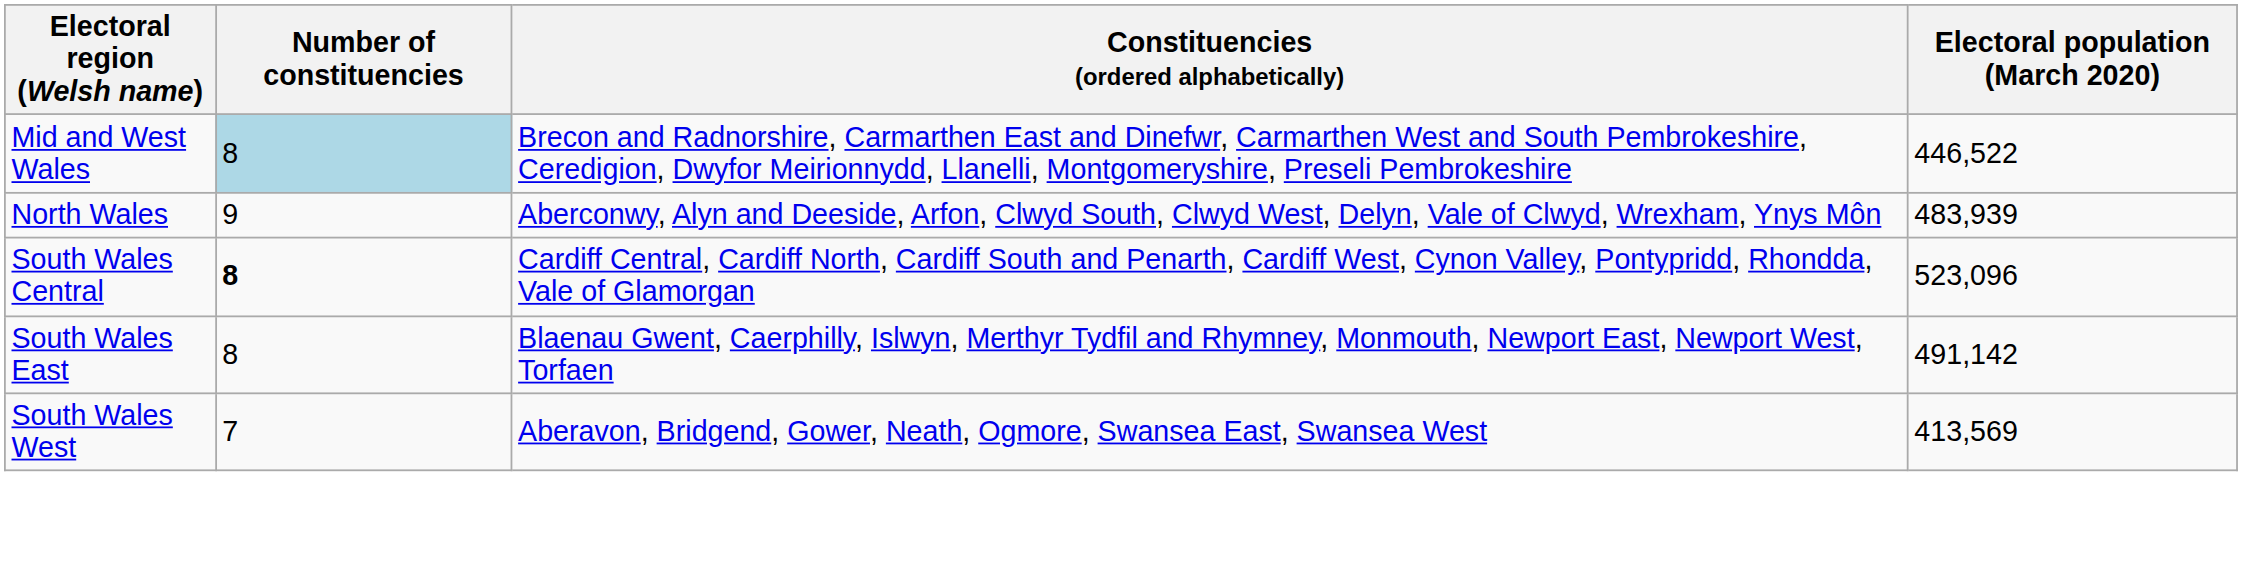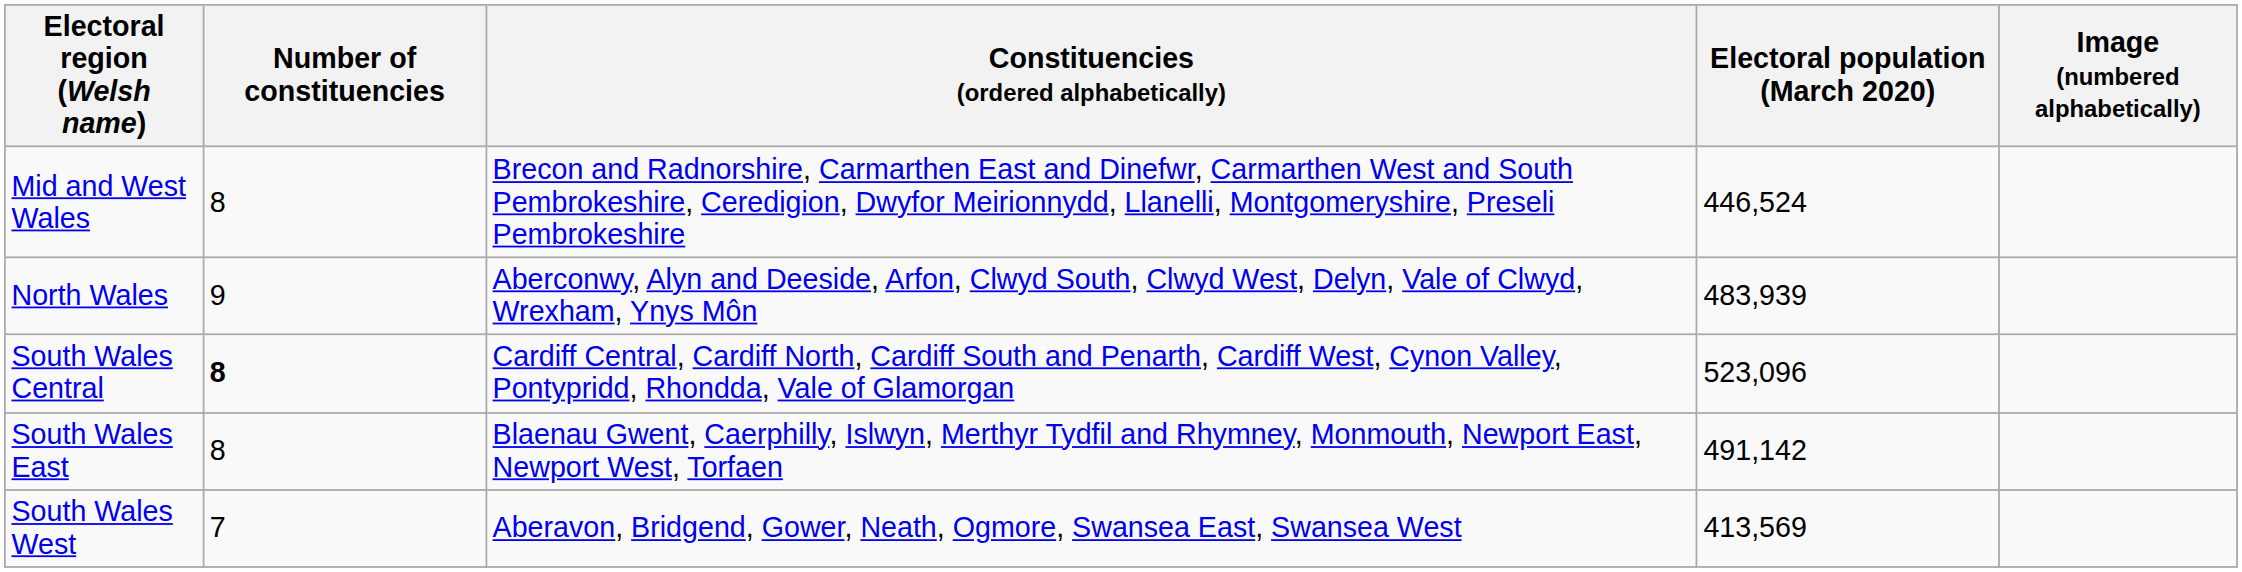+ column: (2118, 75)
(230, 153) lightblue background -> (218, 201) no background
(1966, 153) 446,522 -> (1755, 201) 446,524
